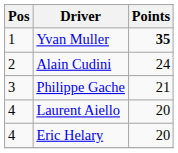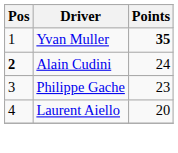(12, 63) normal -> (12, 63) bold
(163, 87) 21 -> (163, 87) 23
- row: (70, 134)
